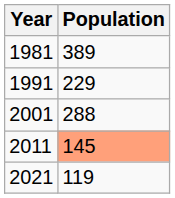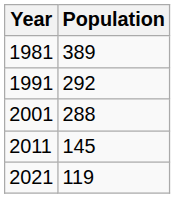(79, 83) 229 -> (79, 83) 292
(79, 146) lightsalmon background -> (79, 146) no background
